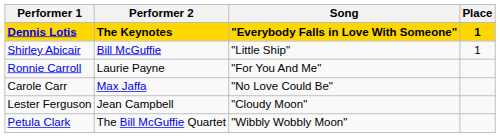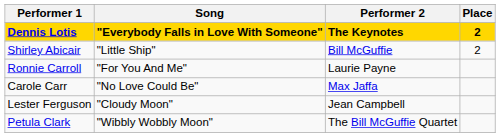columns swapped: (161, 13) <-> (344, 13)
(477, 31) 1 -> (477, 31) 2
(477, 50) 1 -> (477, 50) 2
